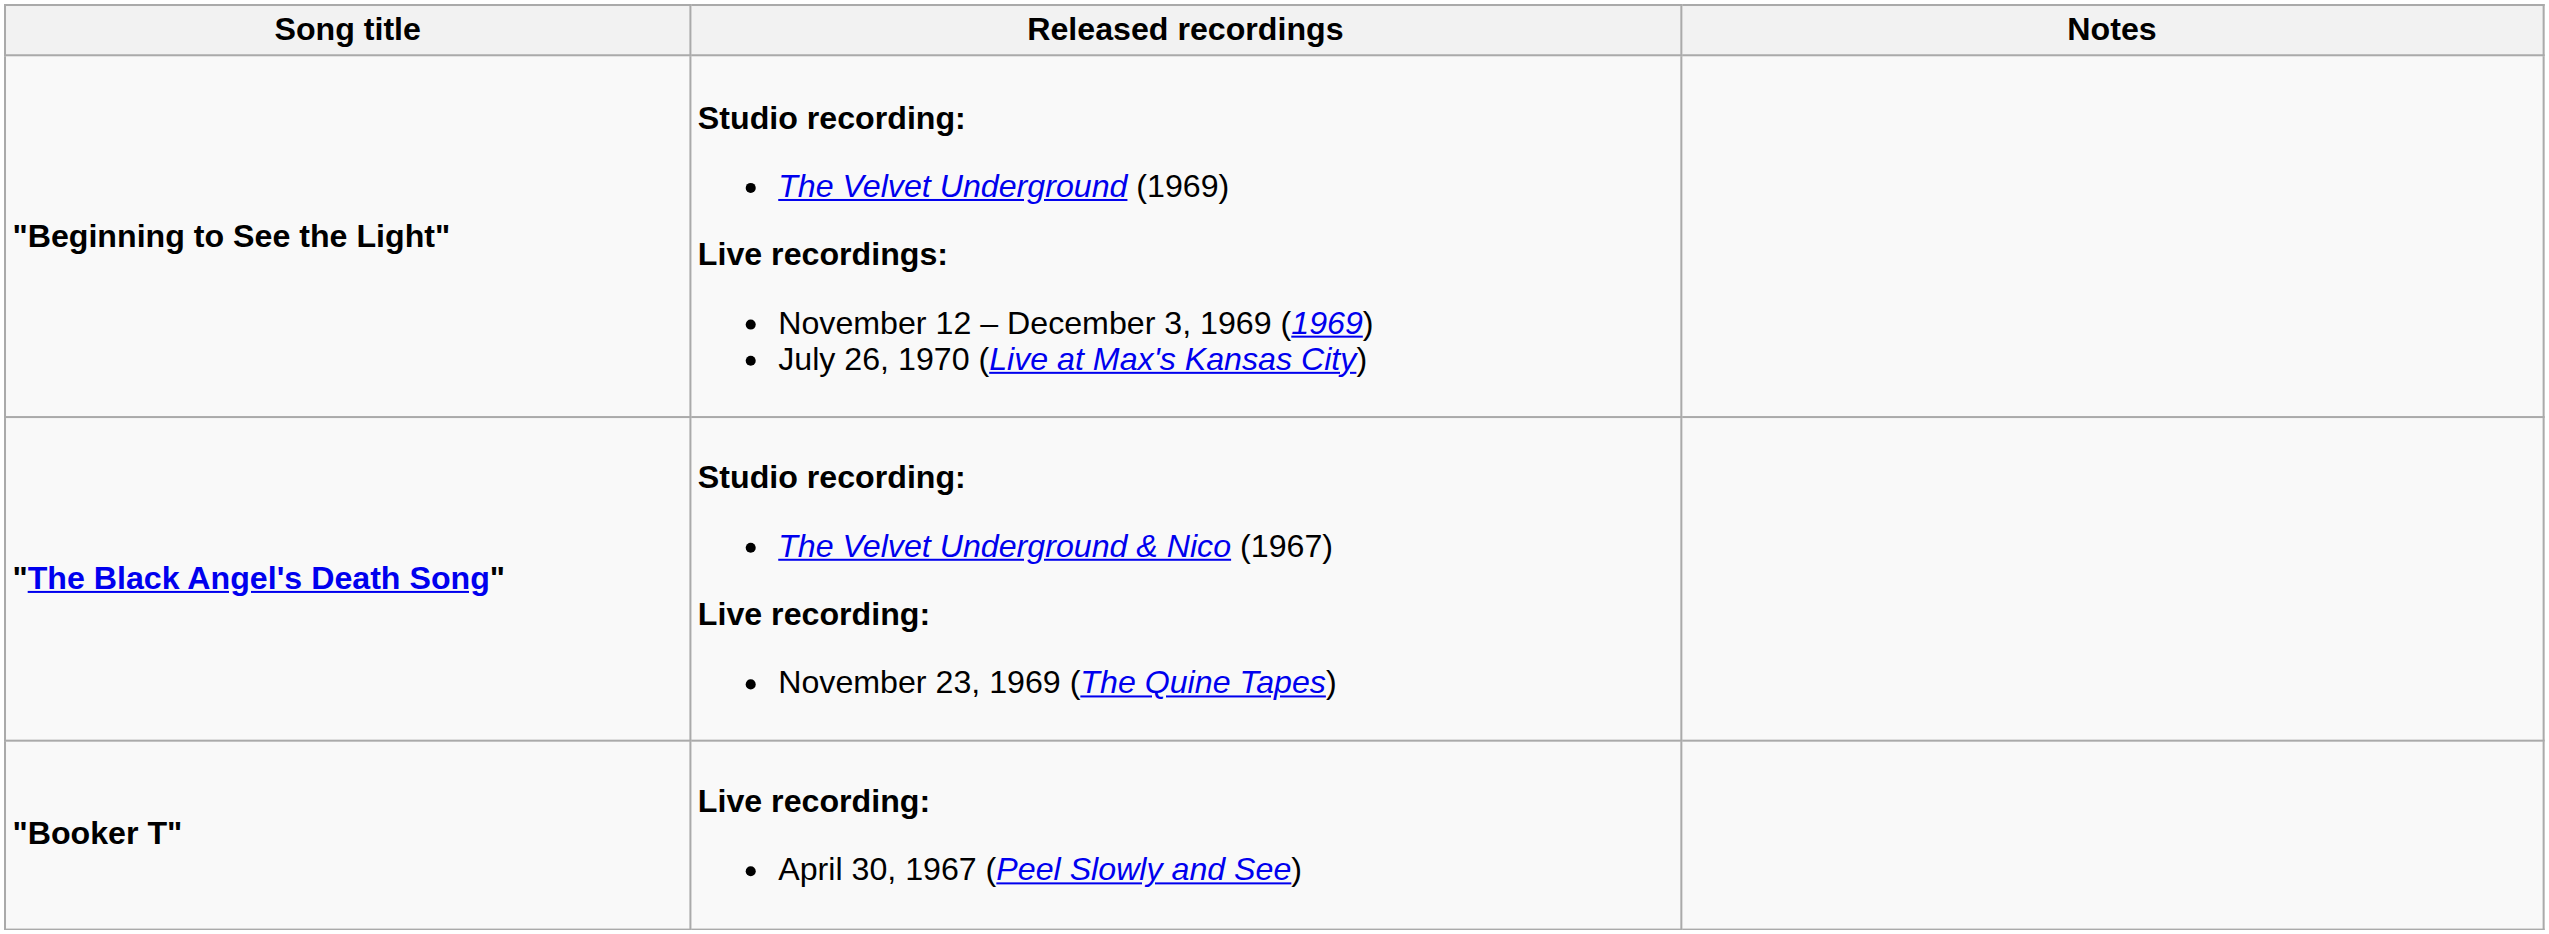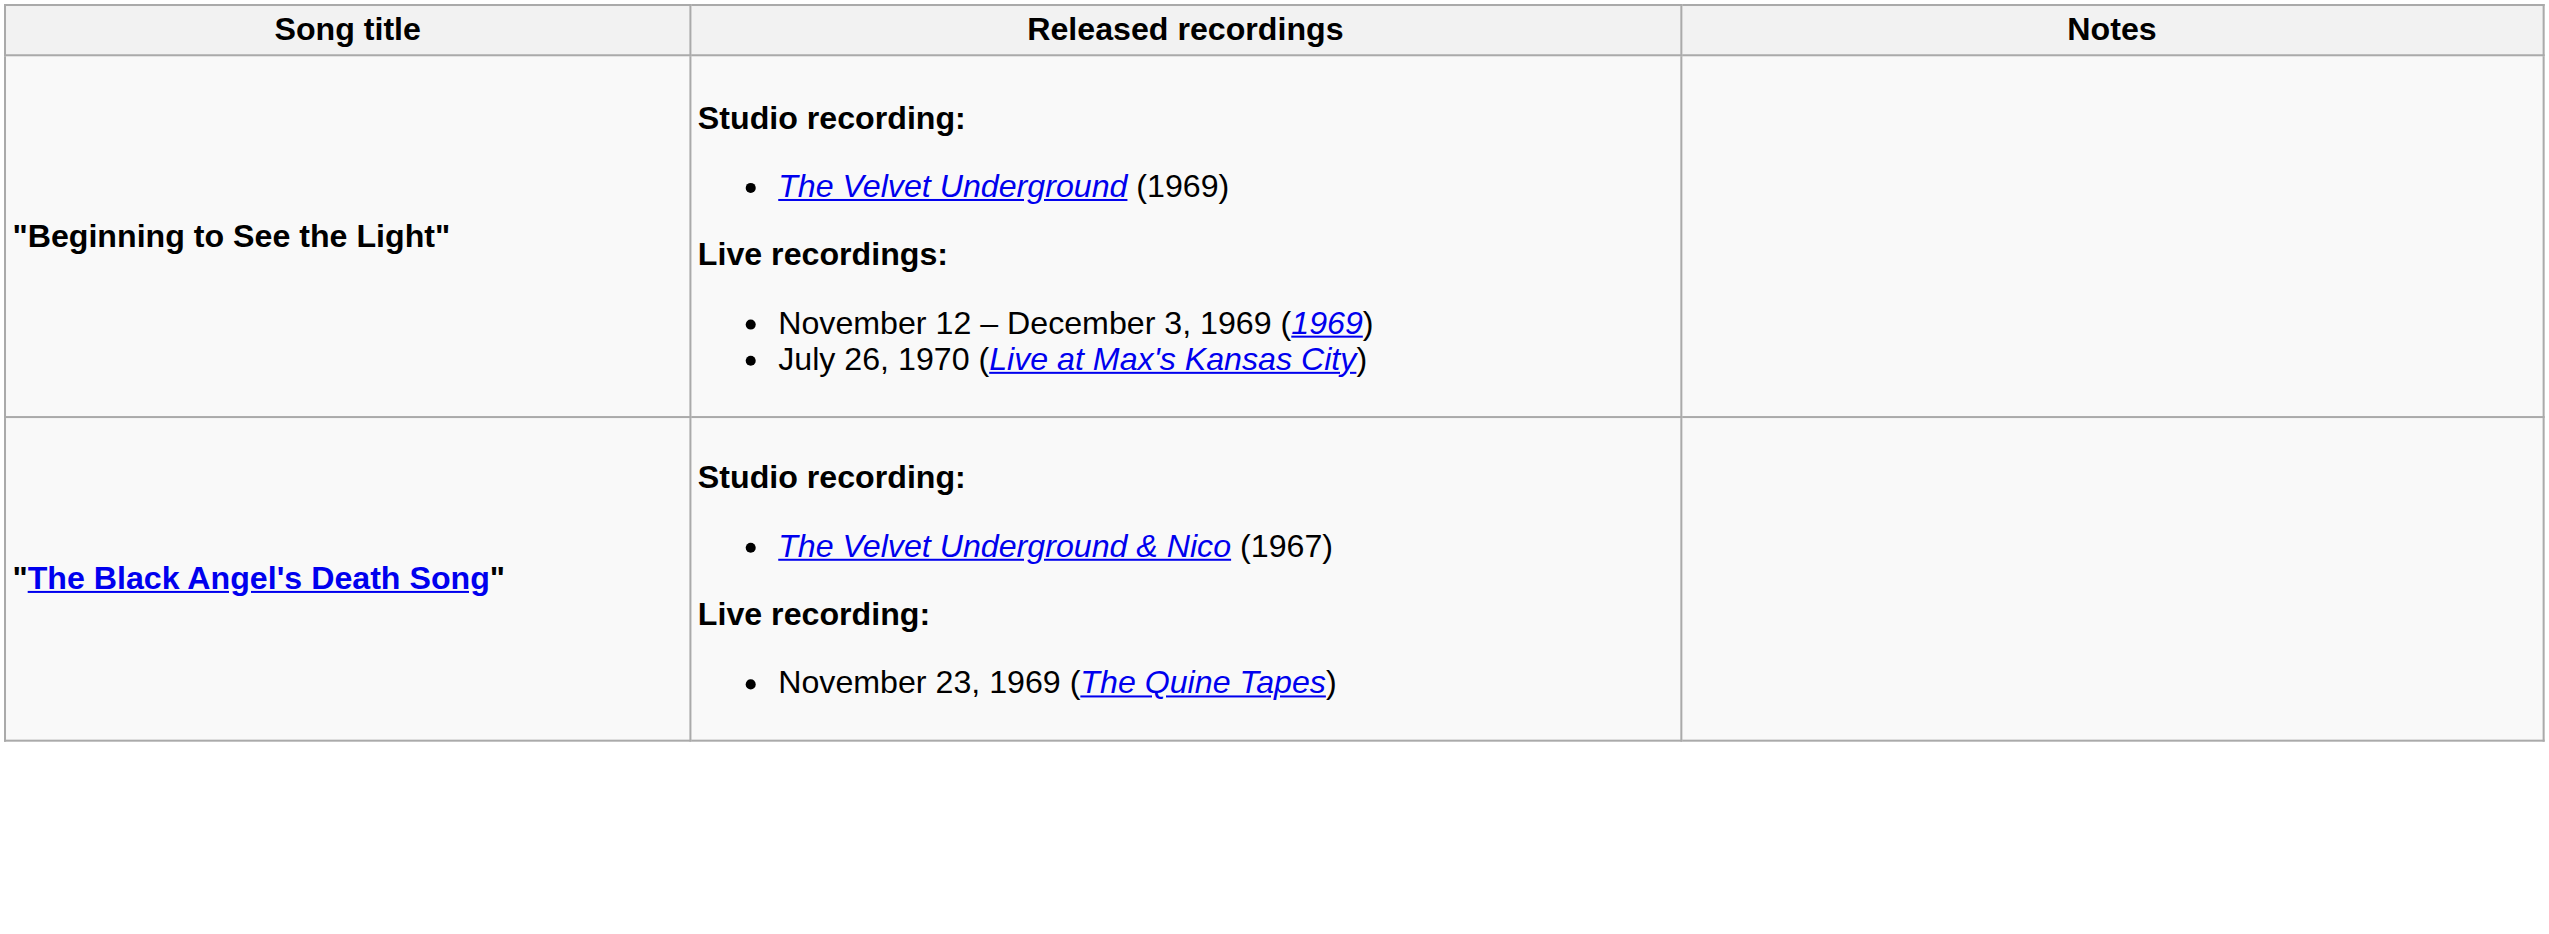- row: (97, 834)
